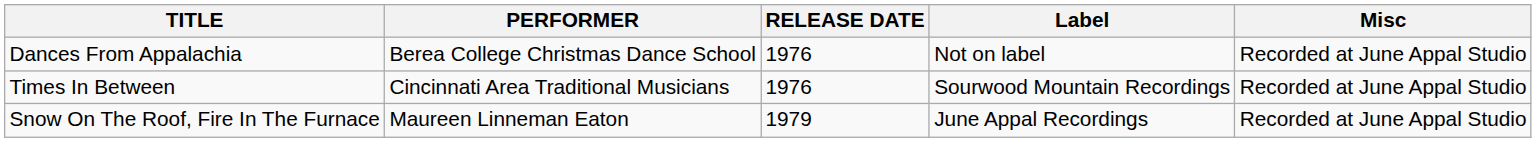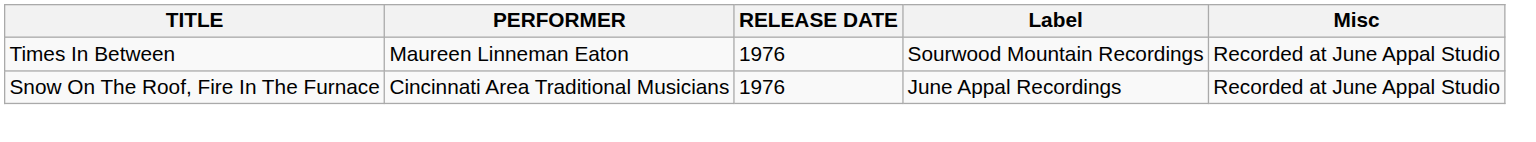- row: (126, 53)
(559, 86) Cincinnati Area Traditional Musicians -> (509, 53) Maureen Linneman Eaton
(509, 119) Maureen Linneman Eaton -> (559, 86) Cincinnati Area Traditional Musicians
(789, 119) 1979 -> (762, 86) 1976
